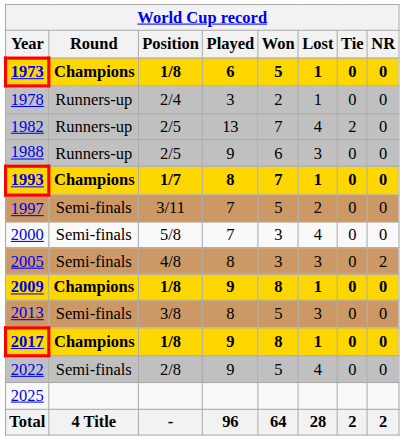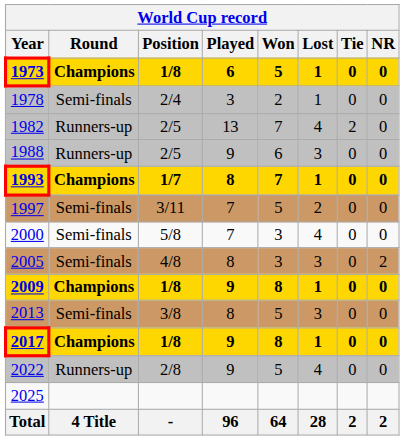(94, 99) Runners-up -> (94, 99) Semi-finals
(94, 369) Semi-finals -> (94, 369) Runners-up
